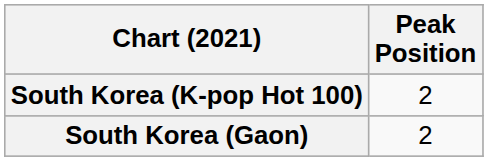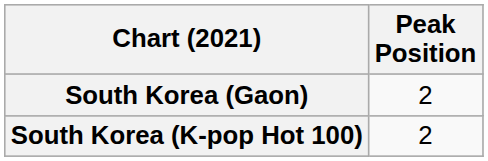rows swapped: (187, 135) <-> (187, 94)
